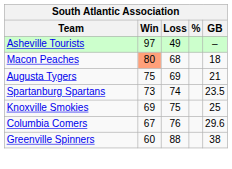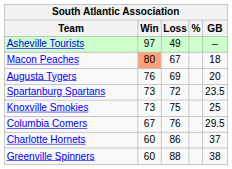(175, 60) 68 -> (175, 60) 67
(149, 76) 75 -> (149, 76) 76
(215, 76) 21 -> (215, 76) 20
(175, 92) 74 -> (175, 92) 72
(149, 108) 69 -> (149, 108) 73
(215, 124) 29.6 -> (215, 124) 29.5
+ row: (46, 140)
